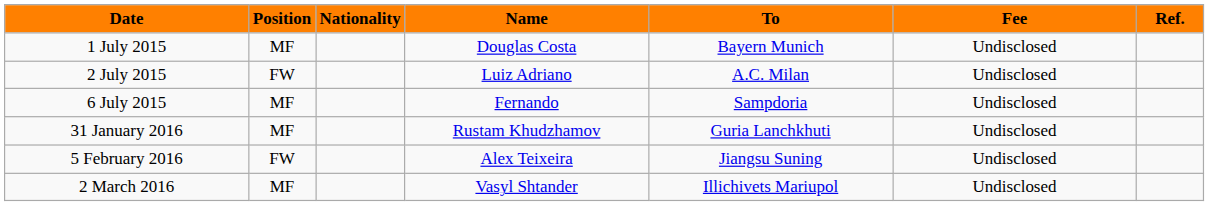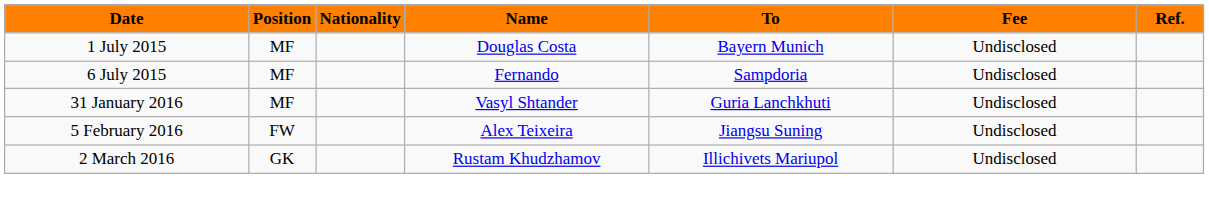- row: (127, 74)
(527, 131) Rustam Khudzhamov -> (527, 102) Vasyl Shtander
(282, 187) MF -> (282, 159) GK
(527, 187) Vasyl Shtander -> (527, 159) Rustam Khudzhamov
